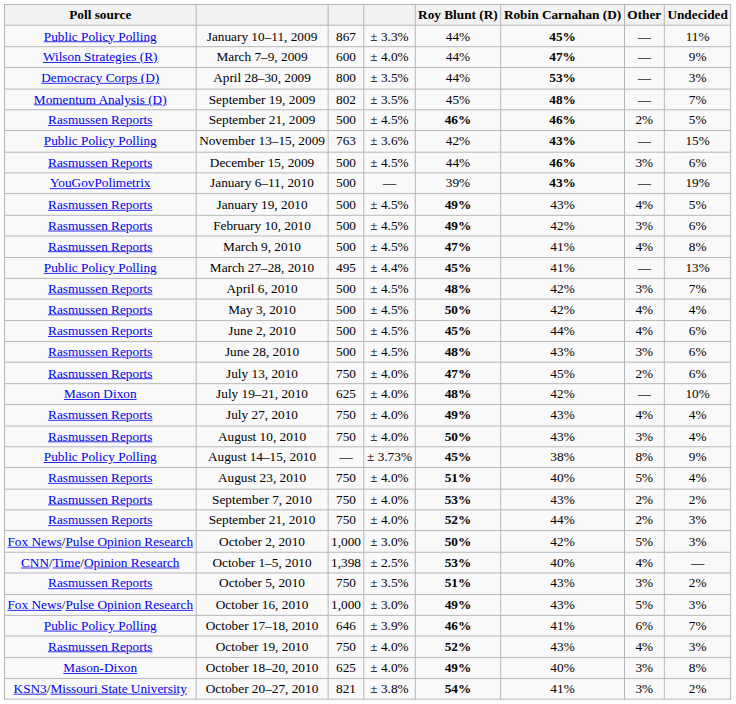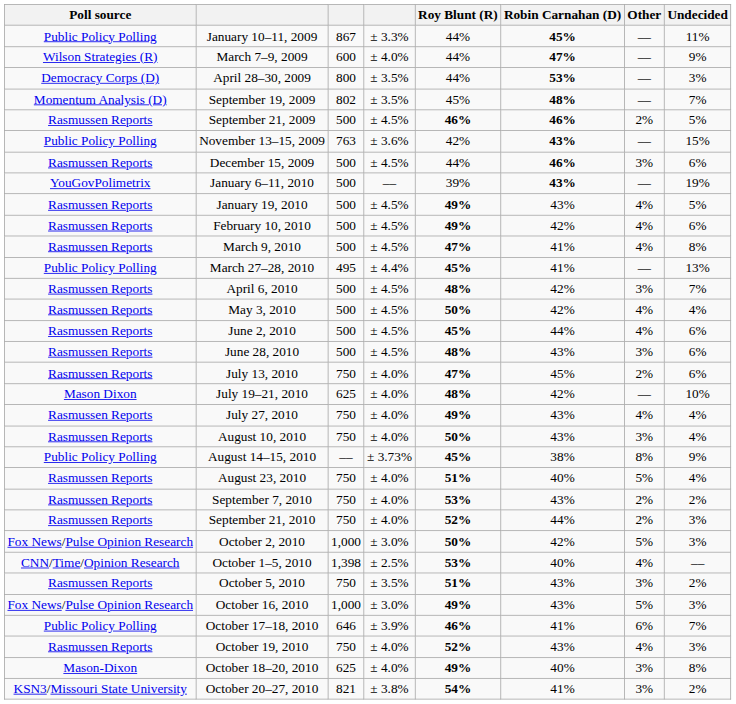(644, 225) 3% -> (644, 225) 4%
